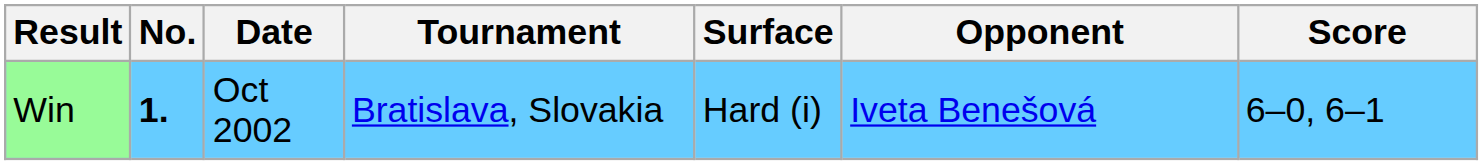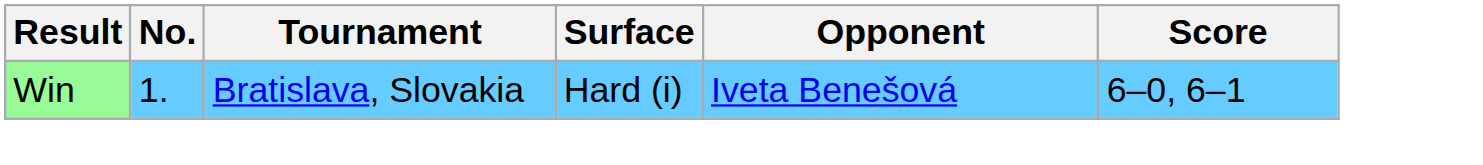- column: (274, 32)
(154, 109) bold -> (154, 89) normal
